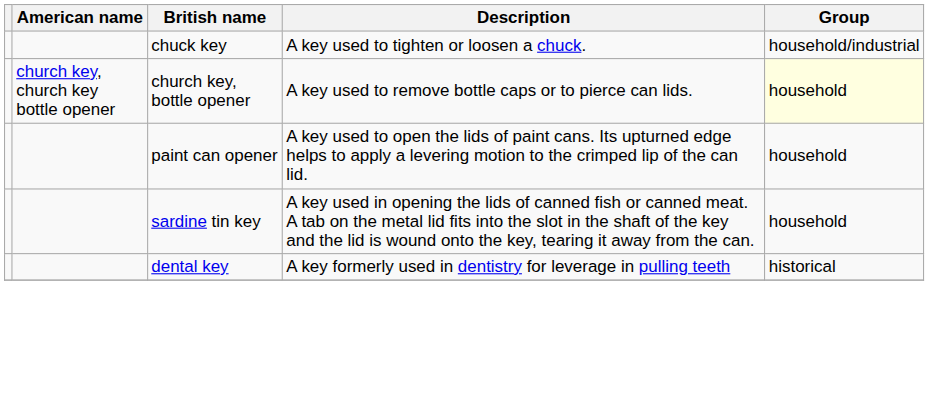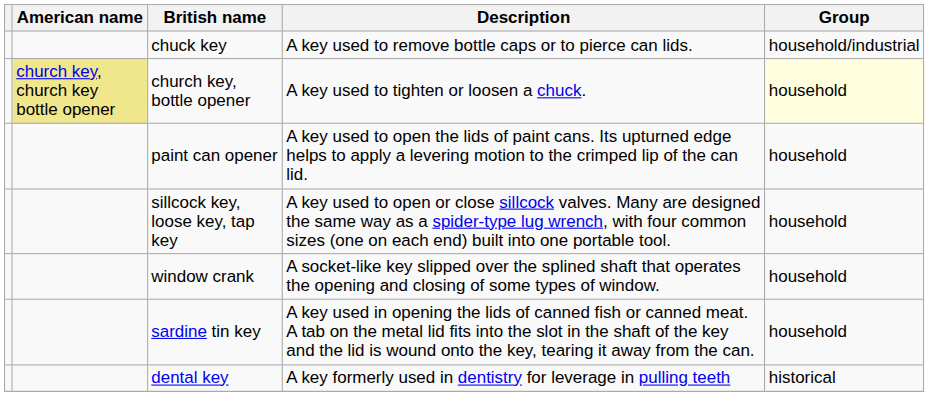(436, 44) A key used to tighten or loosen a chuck. -> (489, 44) A key used to remove bottle caps or to pierce can lids.
(66, 90) no background -> (66, 90) khaki background
(489, 90) A key used to remove bottle caps or to pierce can lids. -> (436, 90) A key used to tighten or loosen a chuck.
+ row: (203, 220)
+ row: (203, 276)
